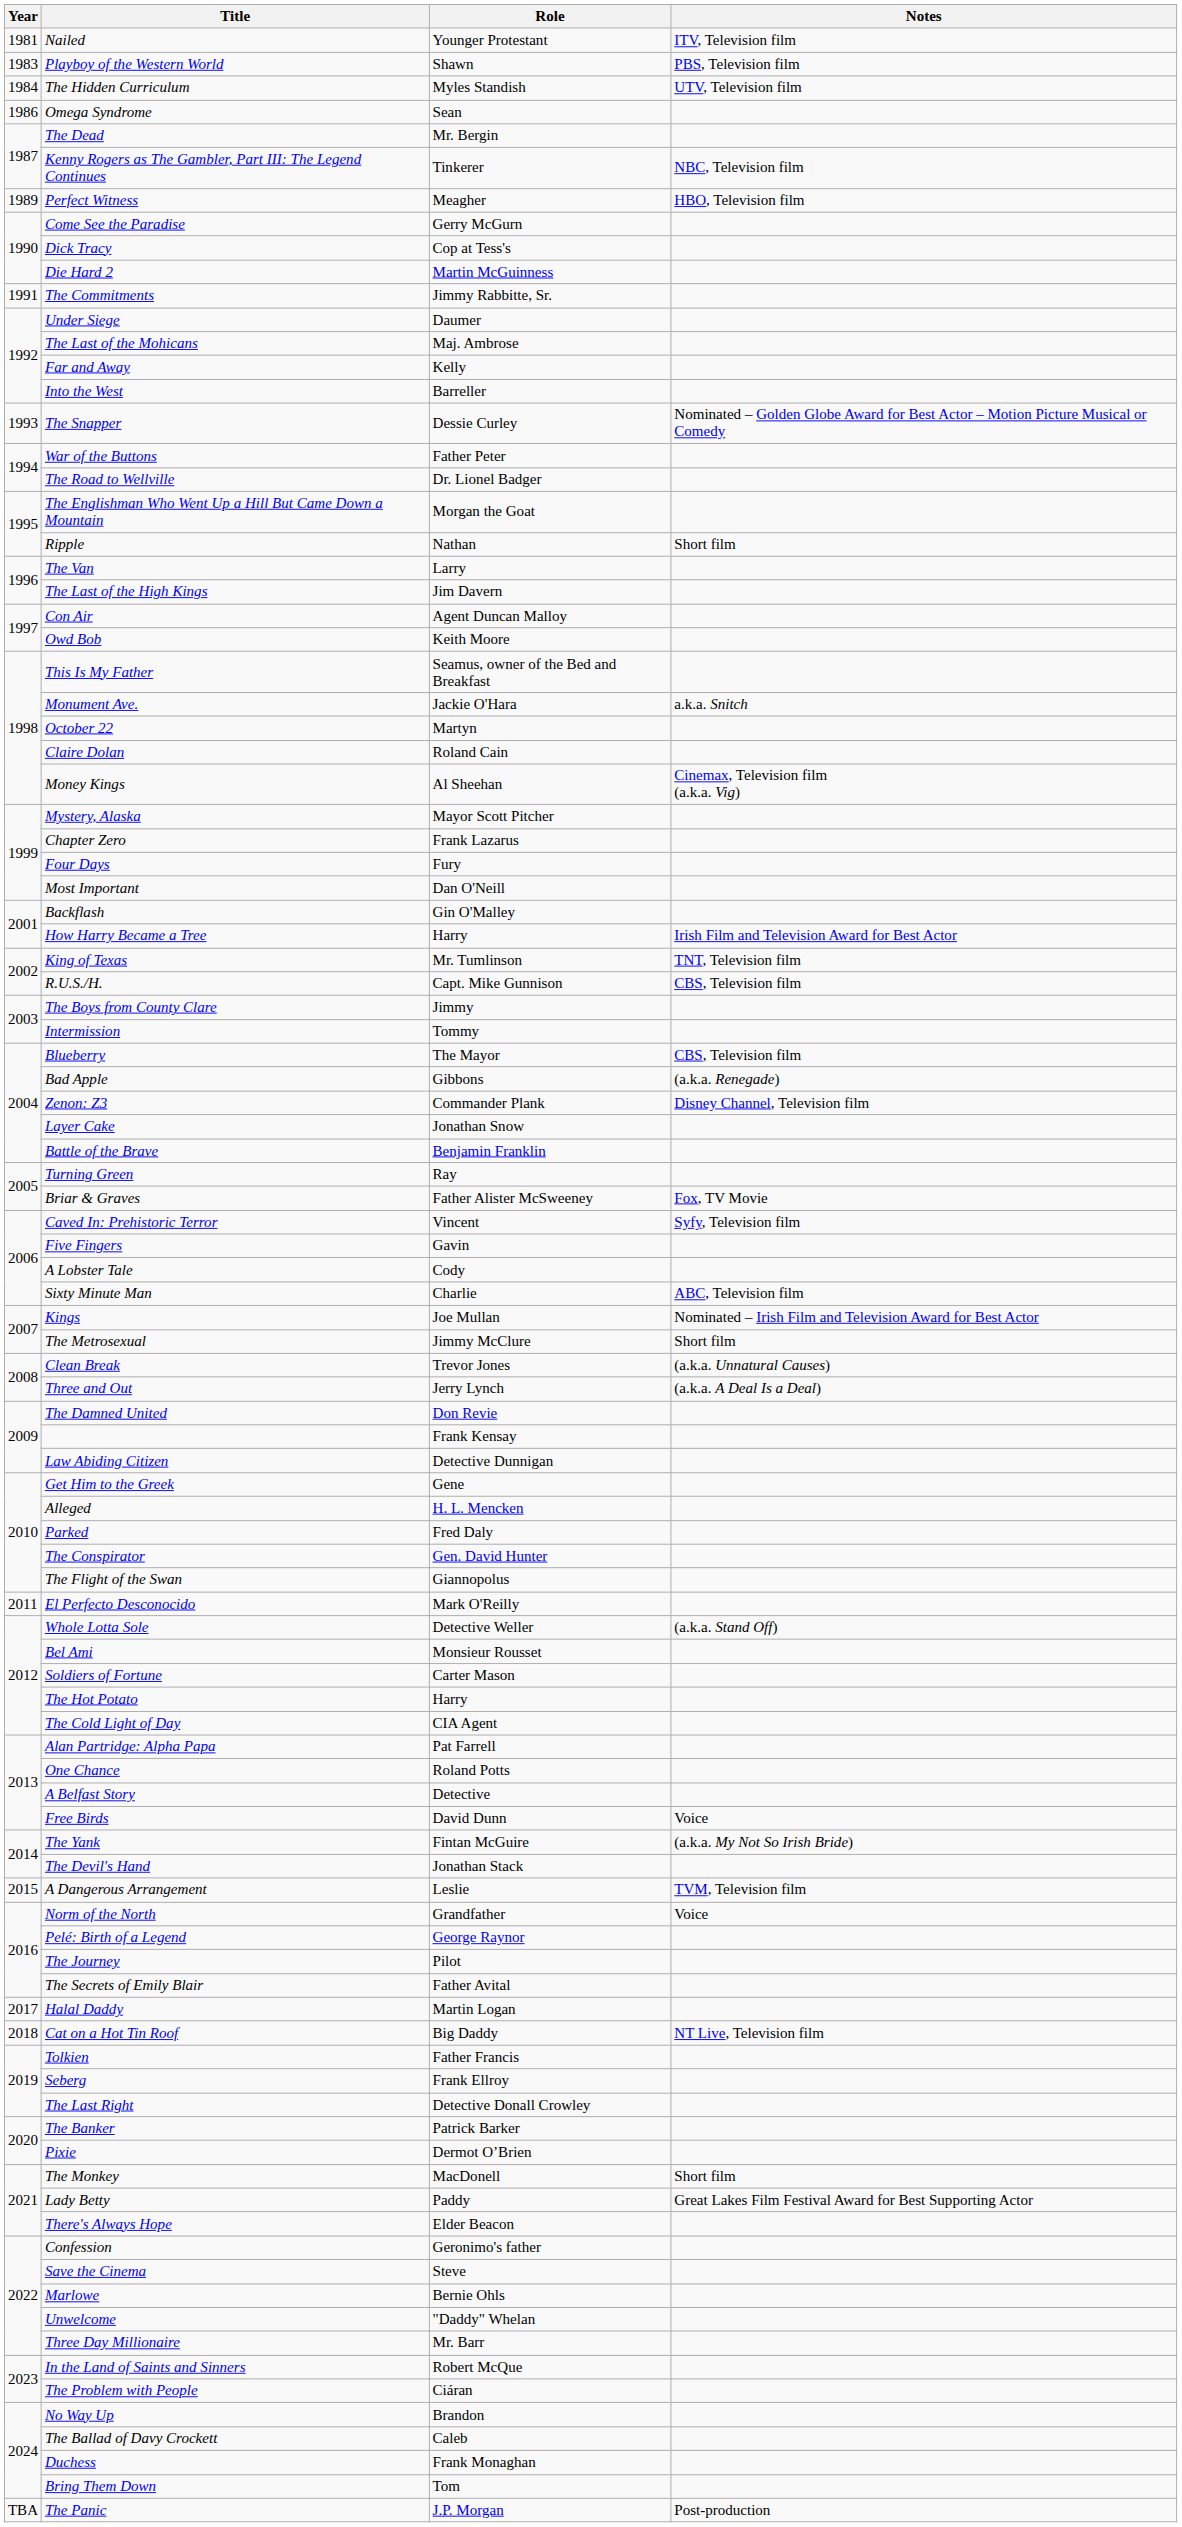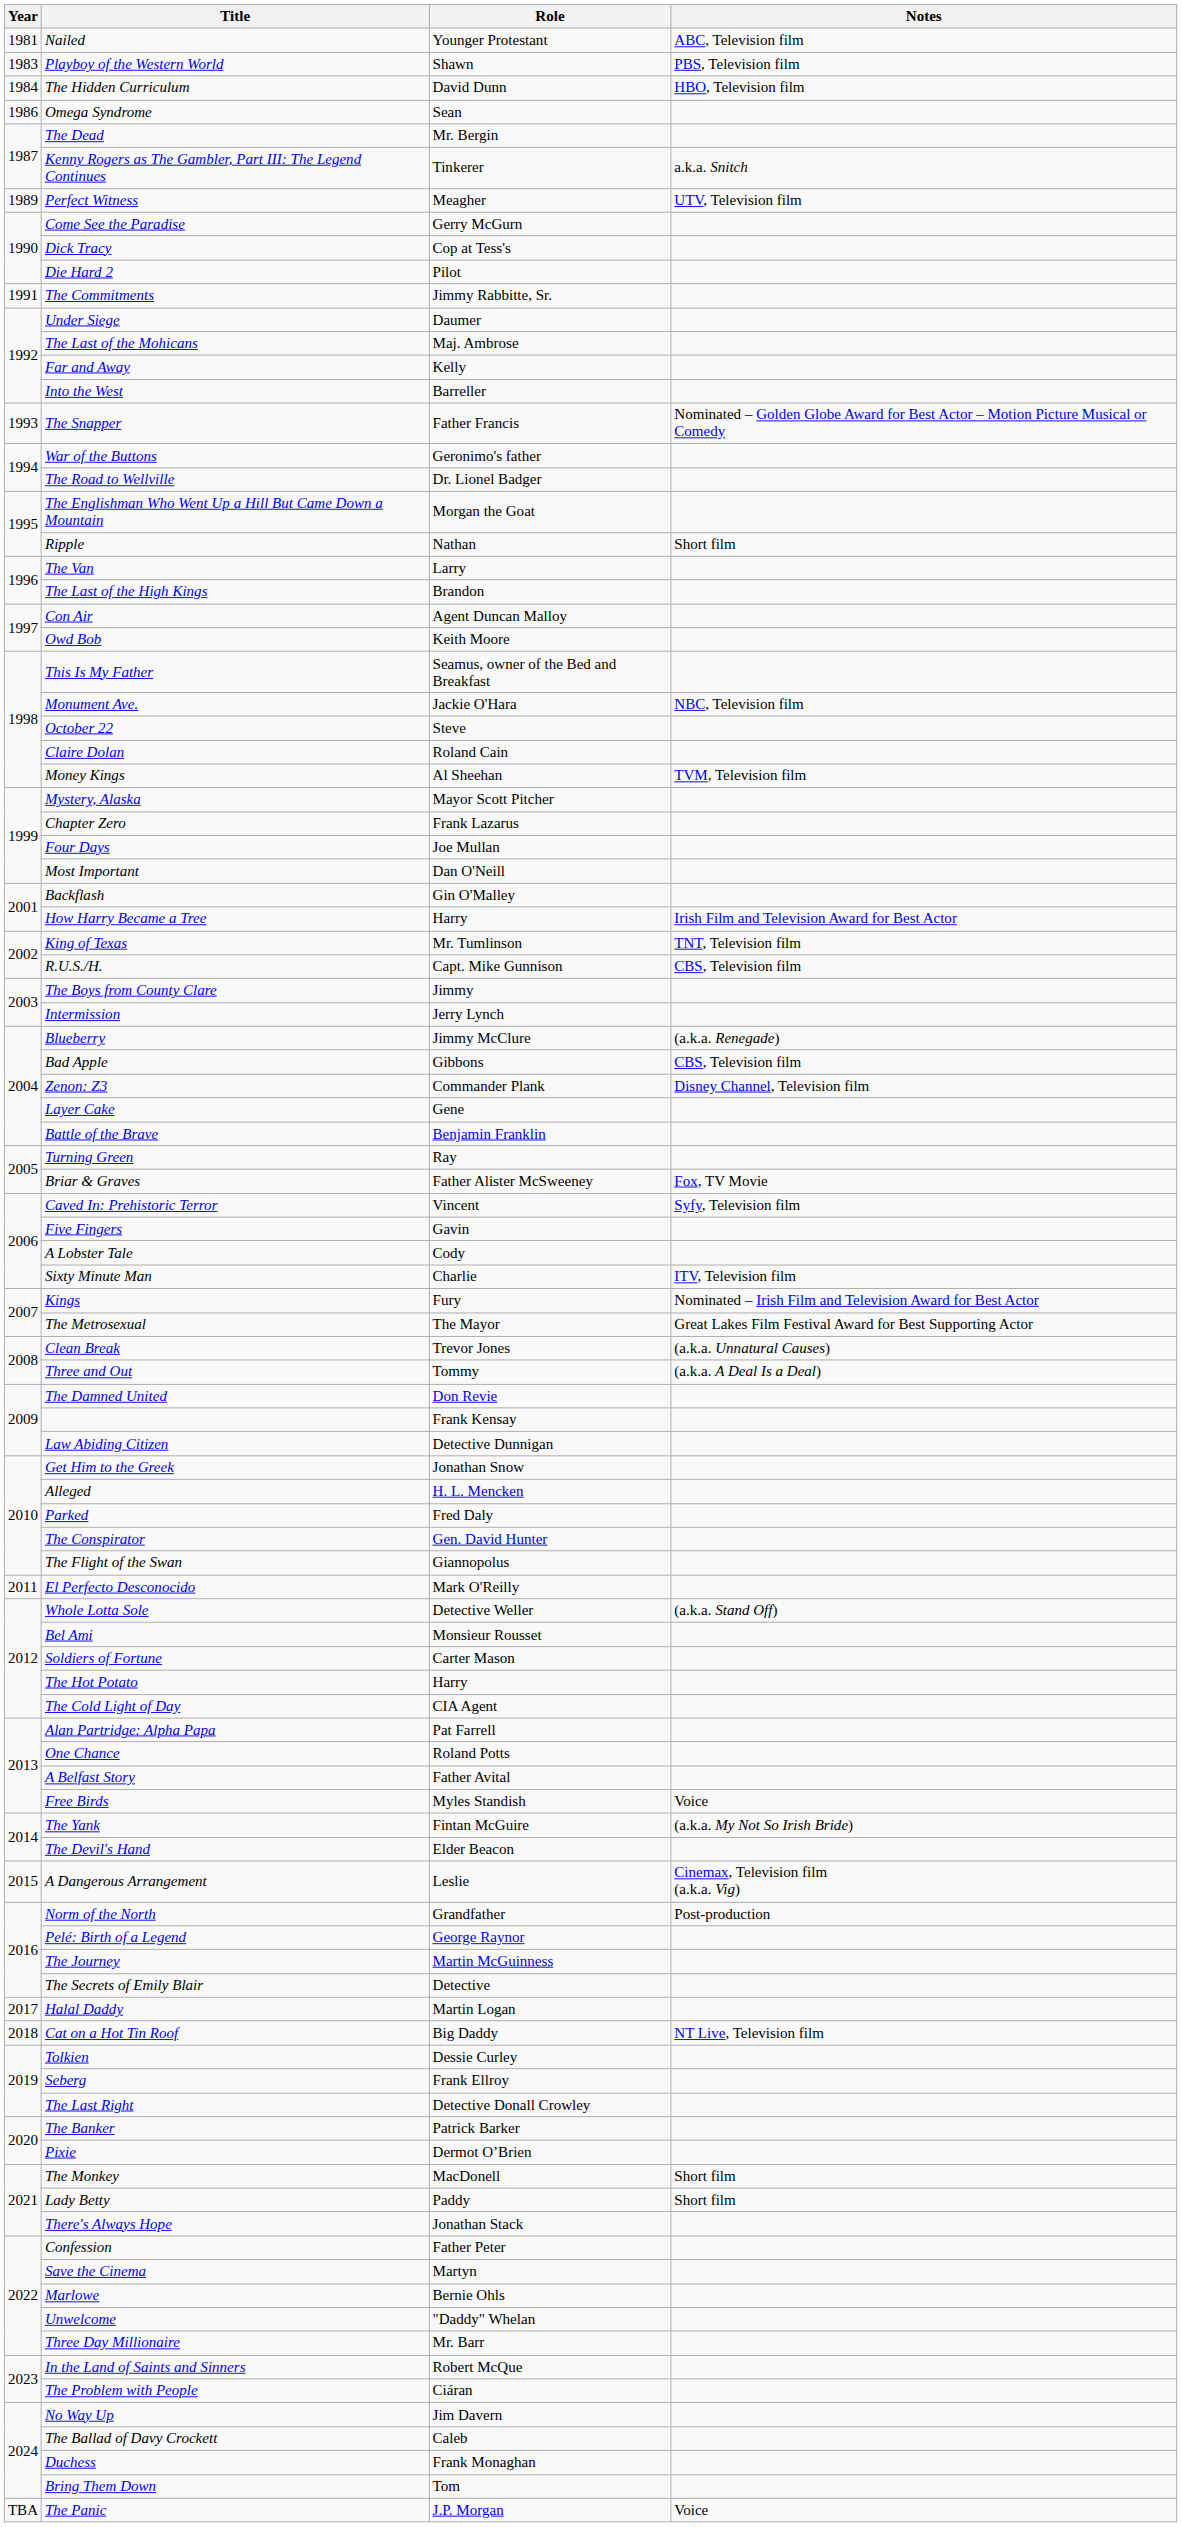(735, 40) ITV, Television film -> (739, 40) ABC, Television film
(479, 87) Myles Standish -> (469, 87) David Dunn
(738, 87) UTV, Television film -> (739, 87) HBO, Television film
(739, 168) NBC, Television film -> (711, 168) a.k.a. Snitch
(739, 200) HBO, Television film -> (738, 200) UTV, Television film
(493, 271) Martin McGuinness -> (447, 271) Pilot
(475, 423) Dessie Curley -> (476, 423) Father Francis
(469, 455) Father Peter -> (487, 455) Geronimo's father
(467, 591) Jim Davern -> (458, 591) Brandon
(711, 704) a.k.a. Snitch -> (739, 704) NBC, Television film
(455, 728) Martyn -> (449, 728) Steve
(751, 784) Cinemax, Television film (a.k.a. Vig) -> (740, 775) TVM, Television film
(447, 864) Fury -> (466, 847) Joe Mullan
(456, 1031) Tommy -> (468, 1014) Jerry Lynch
(466, 1055) The Mayor -> (482, 1038) Jimmy McClure
(738, 1055) CBS, Television film -> (727, 1038) (a.k.a. Renegade)
(727, 1078) (a.k.a. Renegade) -> (738, 1062) CBS, Television film
(478, 1126) Jonathan Snow -> (448, 1109) Gene
(739, 1293) ABC, Television film -> (735, 1276) ITV, Television film
(466, 1317) Joe Mullan -> (447, 1300) Fury
(482, 1341) Jimmy McClure -> (466, 1324) The Mayor
(705, 1341) Short film -> (854, 1324) Great Lakes Film Festival Award for Best Supporting Actor
(468, 1389) Jerry Lynch -> (456, 1372) Tommy
(448, 1484) Gene -> (478, 1467) Jonathan Snow
(461, 1794) Detective -> (471, 1777) Father Avital
(469, 1818) David Dunn -> (479, 1801) Myles Standish
(478, 1866) Jonathan Stack -> (473, 1849) Elder Beacon
(740, 1889) TVM, Television film -> (751, 1881) Cinemax, Television film (a.k.a. Vig)
(691, 1913) Voice -> (722, 1913) Post-production
(447, 1961) Pilot -> (493, 1961) Martin McGuinness
(471, 1985) Father Avital -> (461, 1985) Detective
(476, 2056) Father Francis -> (475, 2056) Dessie Curley
(854, 2200) Great Lakes Film Festival Award for Best Supporting Actor -> (705, 2200) Short film
(473, 2223) Elder Beacon -> (478, 2223) Jonathan Stack
(487, 2247) Geronimo's father -> (469, 2247) Father Peter
(449, 2271) Steve -> (455, 2271) Martyn
(458, 2414) Brandon -> (467, 2414) Jim Davern
(722, 2510) Post-production -> (691, 2510) Voice
